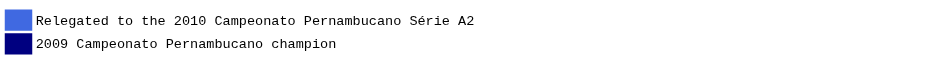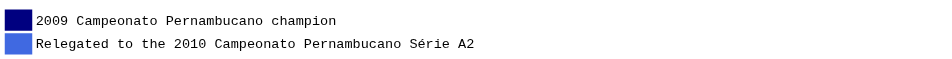rows swapped: (186, 44) <-> (255, 21)
